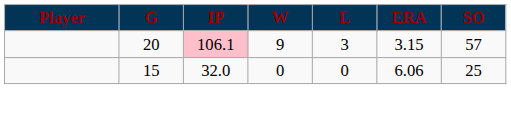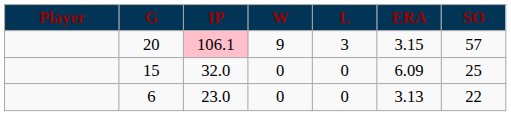(409, 70) 6.06 -> (409, 70) 6.09
+ row: (151, 96)
